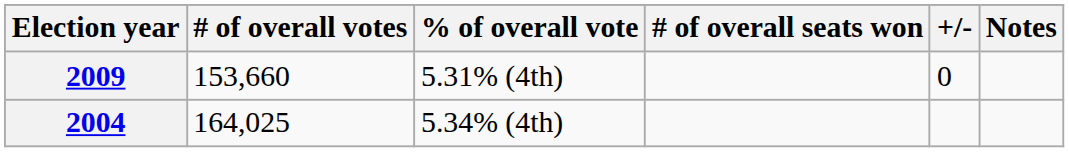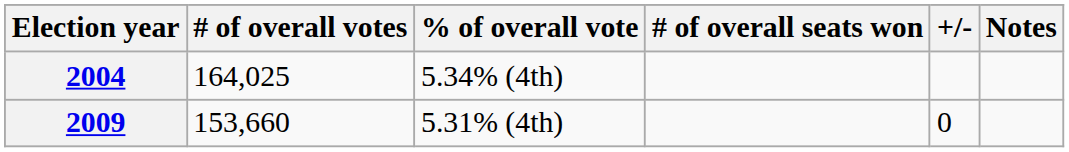rows swapped: (96, 122) <-> (96, 75)
